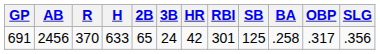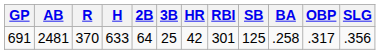(53, 37) 2456 -> (53, 37) 2481
(144, 37) 65 -> (144, 37) 64
(169, 37) 24 -> (169, 37) 25
